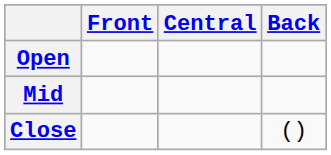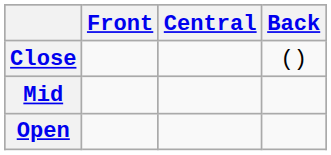rows swapped: (43, 131) <-> (43, 59)
